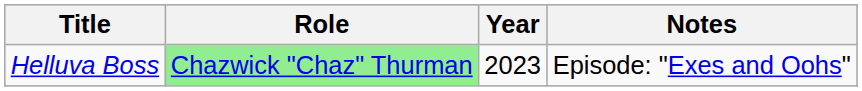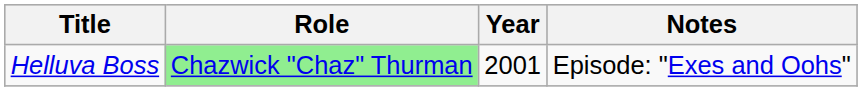(513, 65) 2023 -> (513, 65) 2001
